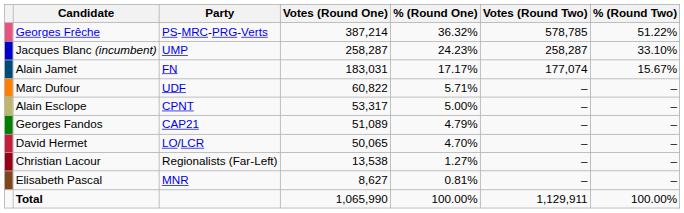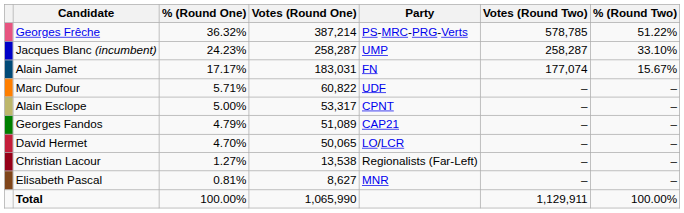columns swapped: (220, 13) <-> (435, 13)
